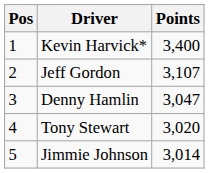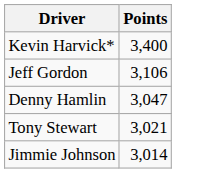- column: (21, 18)
(181, 72) 3,107 -> (149, 72) 3,106
(181, 127) 3,020 -> (149, 127) 3,021
